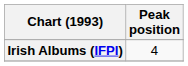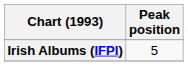(154, 50) 4 -> (154, 50) 5
